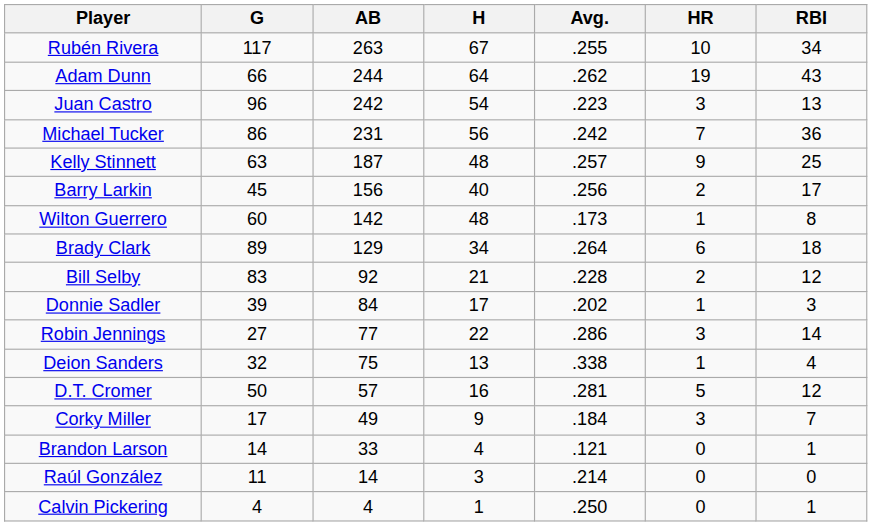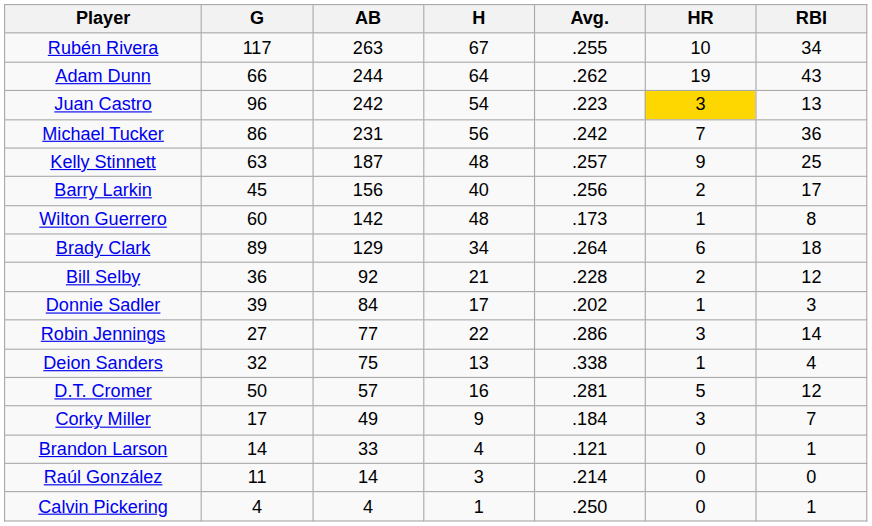(701, 104) no background -> (701, 104) gold background
(257, 276) 83 -> (257, 276) 36
